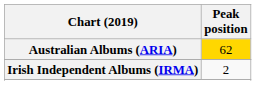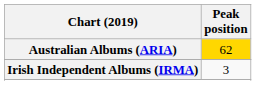(226, 69) 2 -> (226, 69) 3
